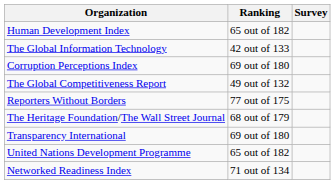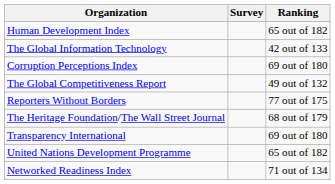columns swapped: (311, 13) <-> (260, 13)
